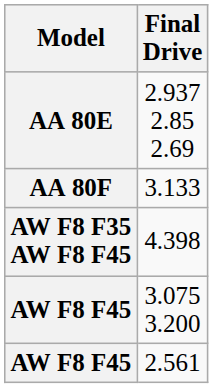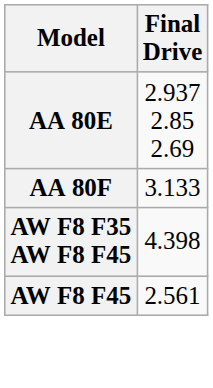- row: (172, 308)
